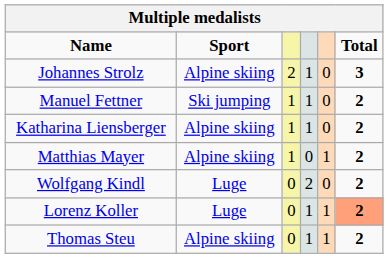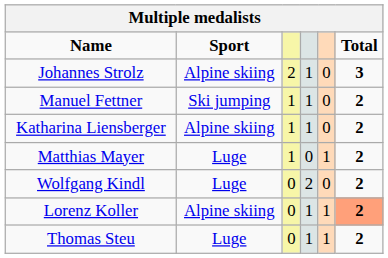(229, 156) Alpine skiing -> (229, 156) Luge
(229, 211) Luge -> (229, 211) Alpine skiing
(229, 238) Alpine skiing -> (229, 238) Luge
